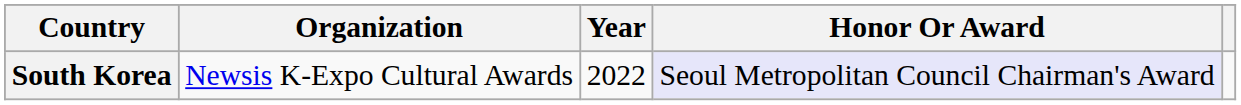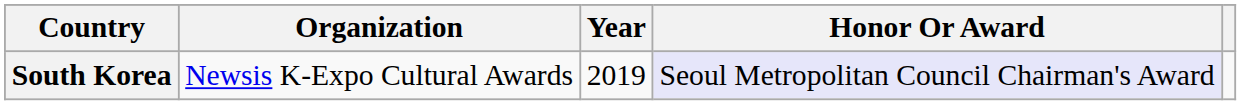(616, 74) 2022 -> (616, 74) 2019
